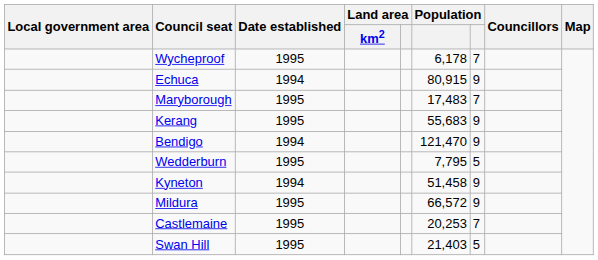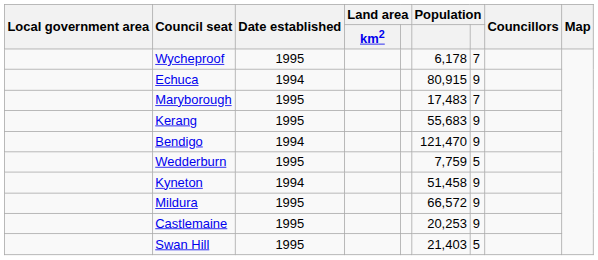(451, 162) 7,795 -> (451, 162) 7,759
(476, 223) 7 -> (476, 223) 9
